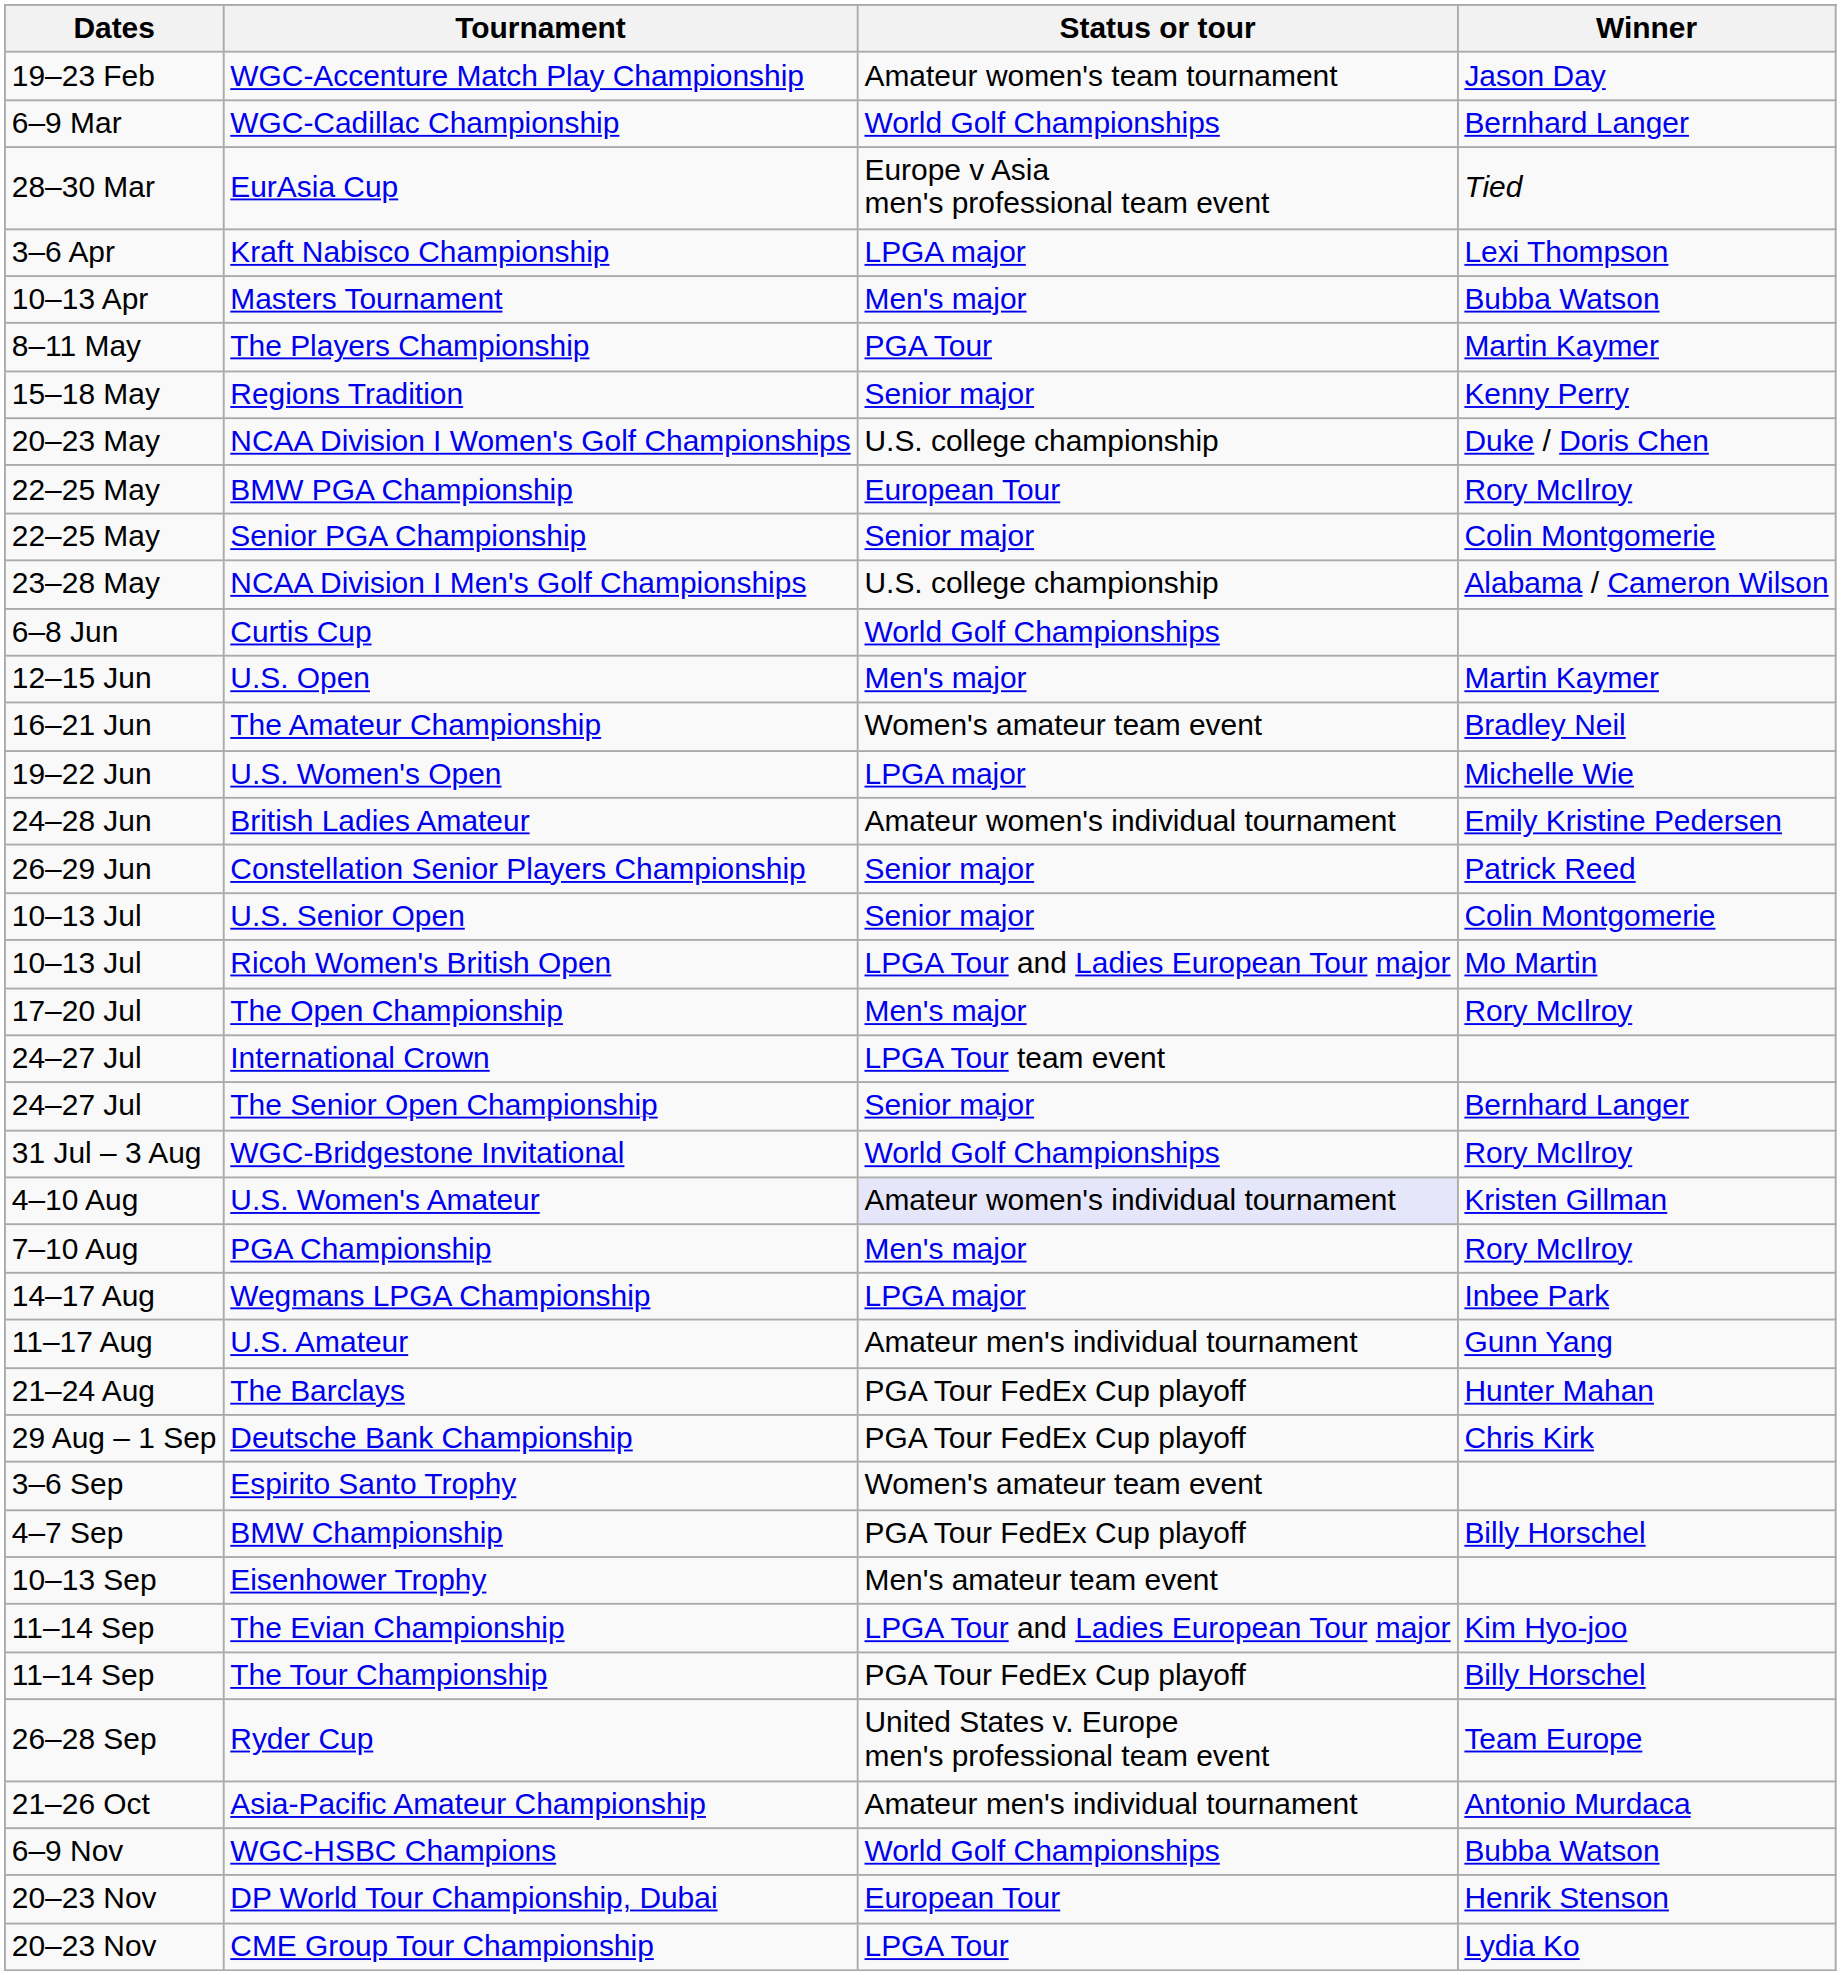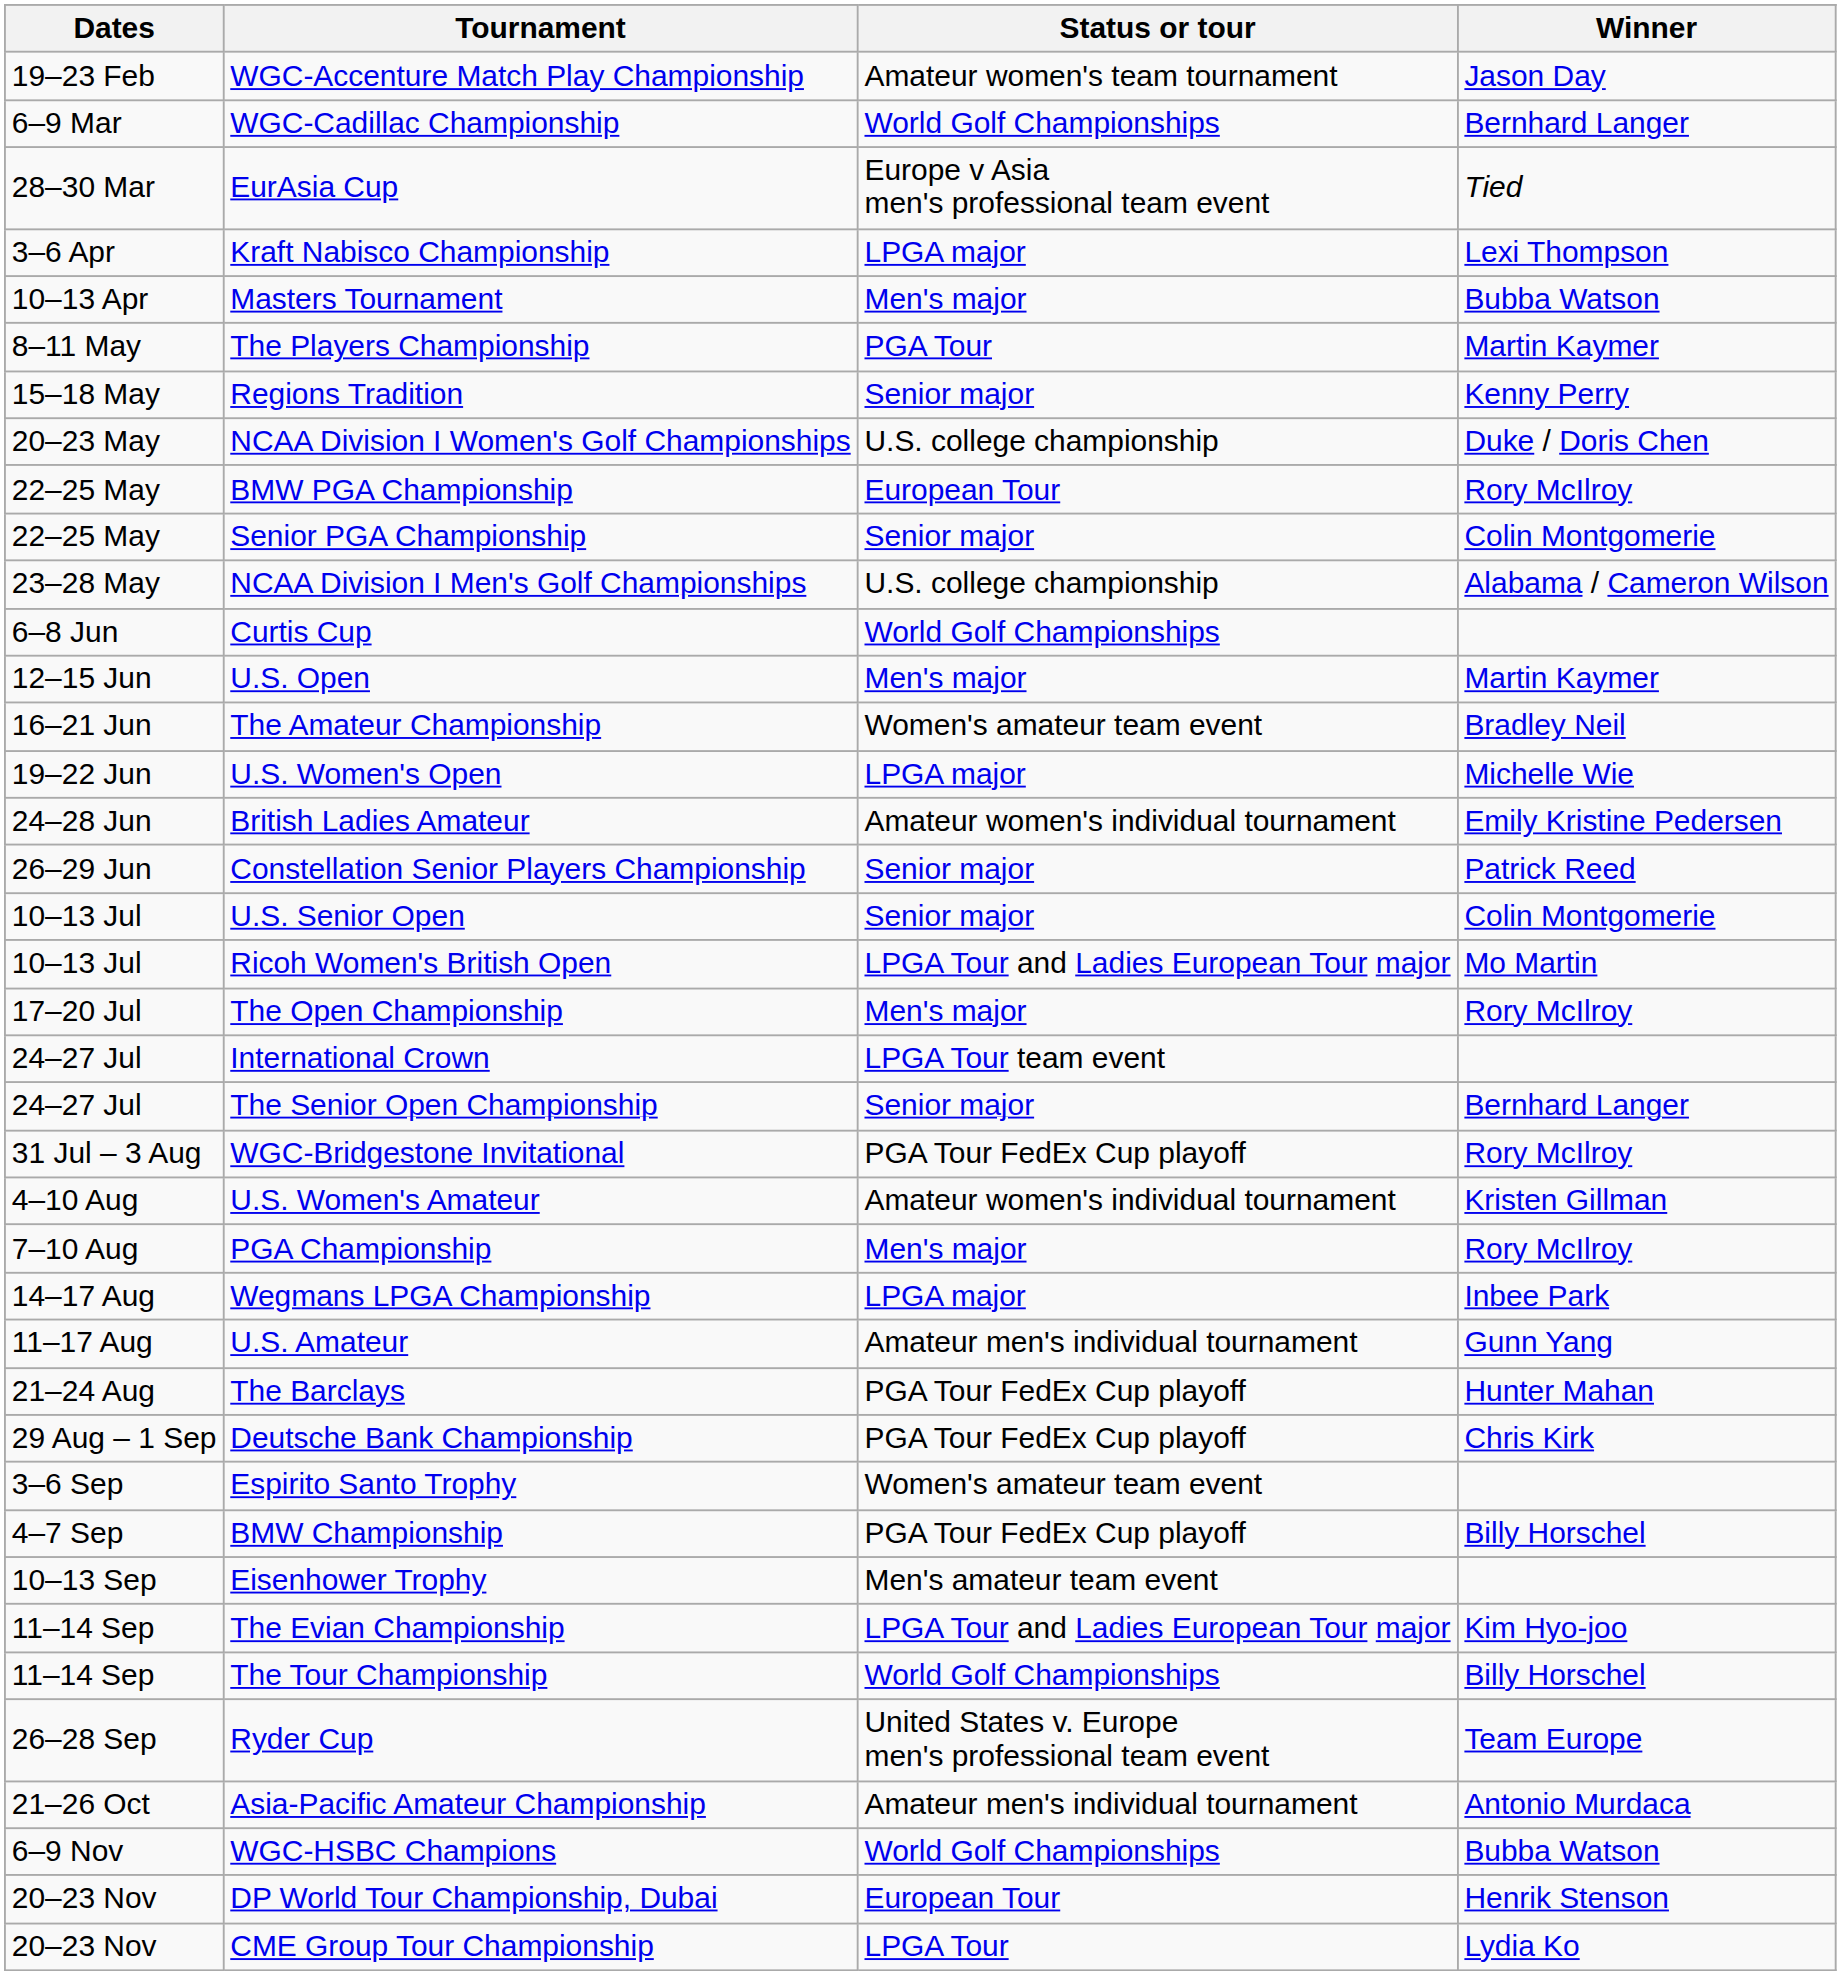(1042, 1153) World Golf Championships -> (1055, 1153) PGA Tour FedEx Cup playoff
(1130, 1200) lavender background -> (1130, 1200) no background
(1055, 1675) PGA Tour FedEx Cup playoff -> (1042, 1675) World Golf Championships
